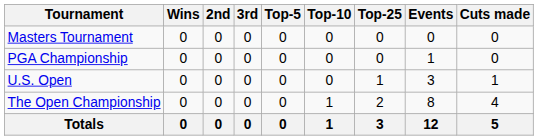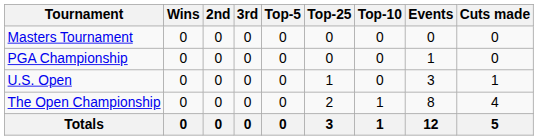columns swapped: (329, 15) <-> (380, 15)
